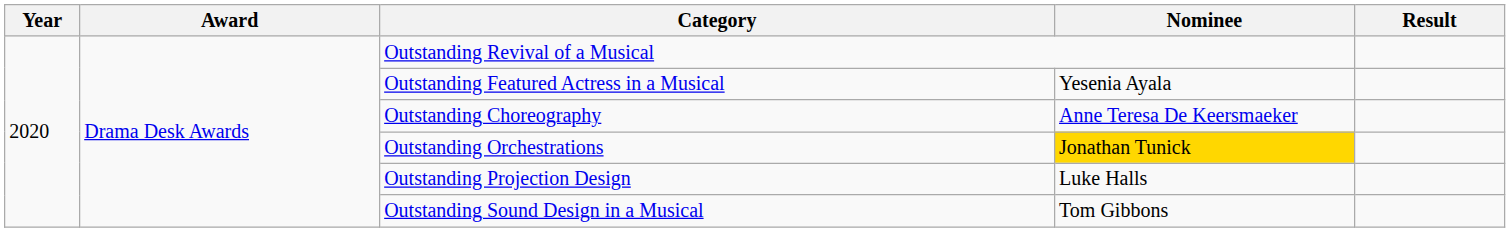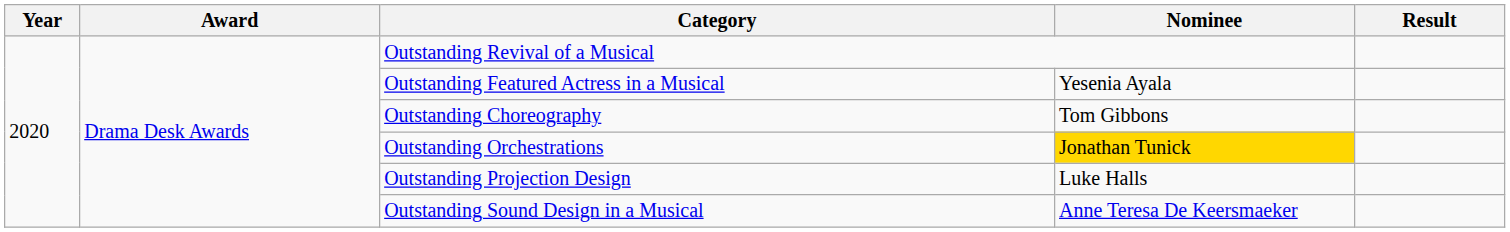(1178, 115) Anne Teresa De Keersmaeker -> (1114, 115) Tom Gibbons
(1114, 210) Tom Gibbons -> (1178, 210) Anne Teresa De Keersmaeker
